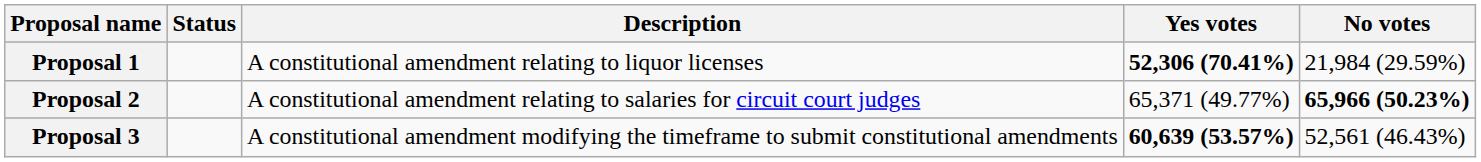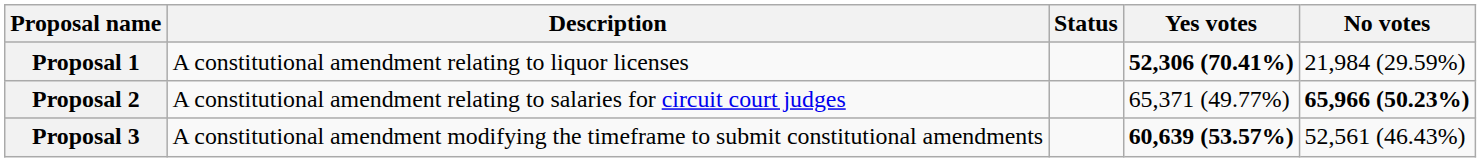columns swapped: (682, 23) <-> (204, 23)
